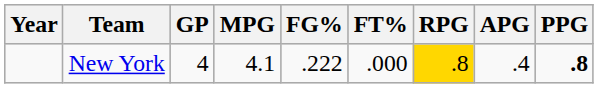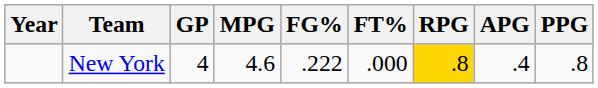(260, 63) 4.1 -> (260, 63) 4.6
(579, 63) bold -> (579, 63) normal
